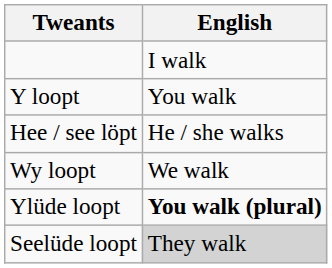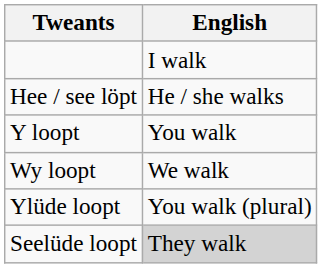rows swapped: (45, 96) <-> (74, 133)
(235, 206) bold -> (230, 206) normal
